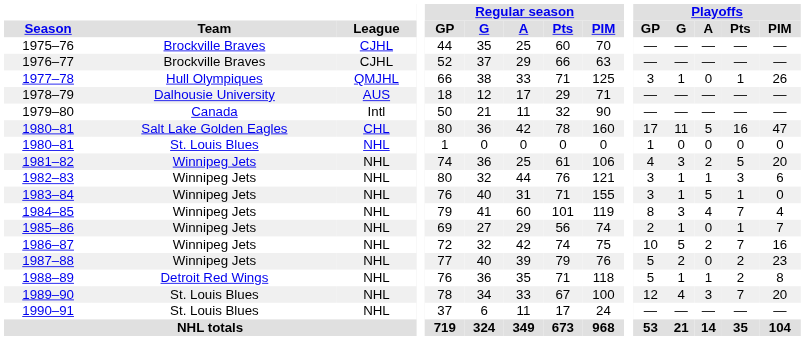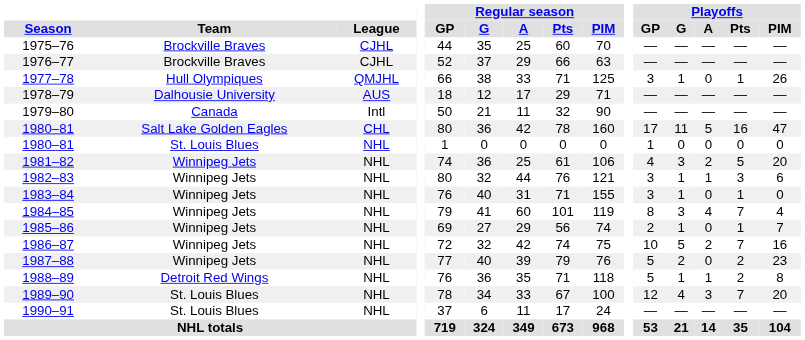(708, 194) 5 -> (708, 194) 0
